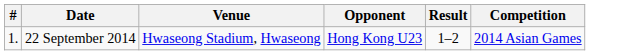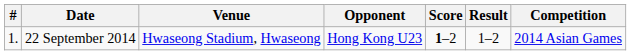+ column: (446, 15)
